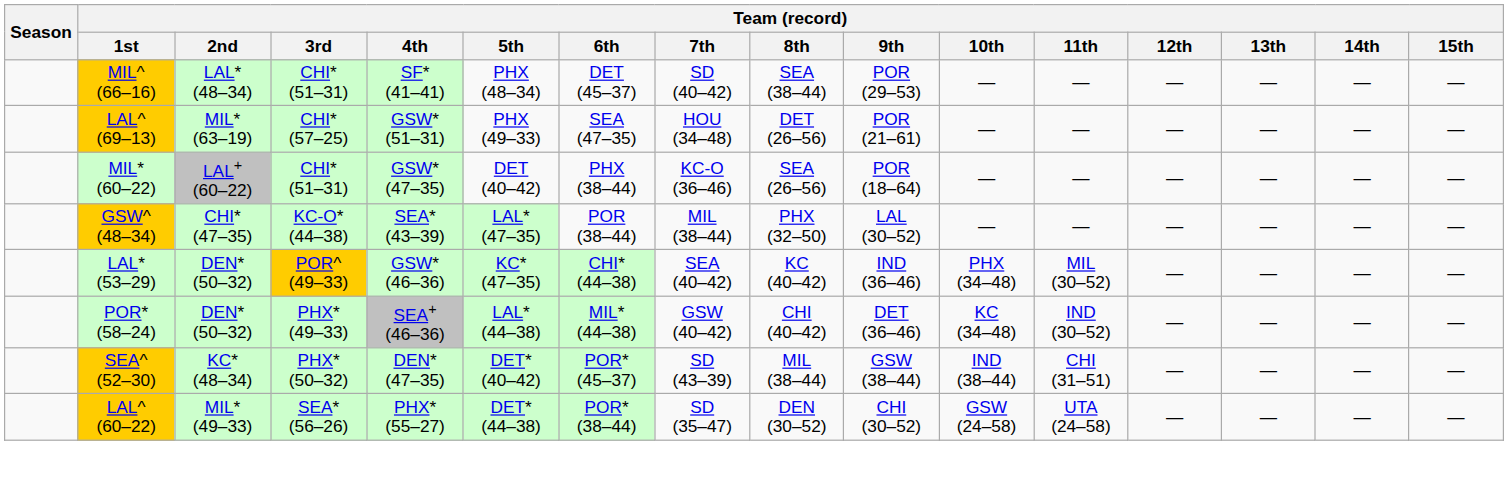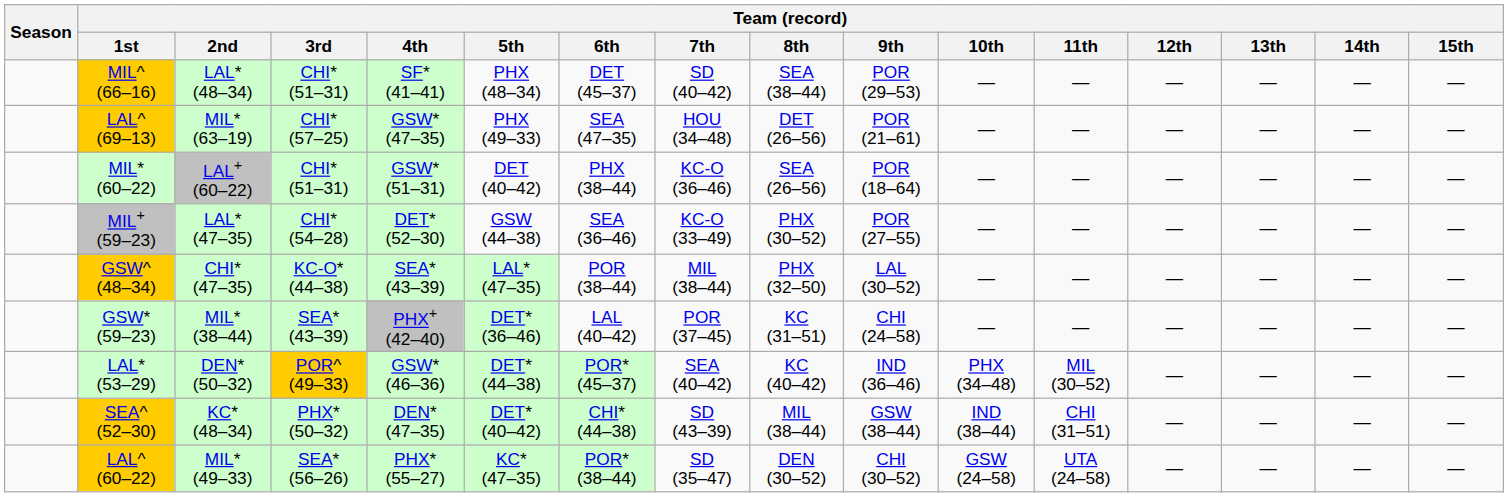(415, 129) GSW* (51–31) -> (415, 129) GSW* (47–35)
(415, 178) GSW* (47–35) -> (415, 178) GSW* (51–31)
+ row: (126, 229)
+ row: (126, 327)
(511, 273) KC* (47–35) -> (511, 376) DET* (44–38)
(607, 273) CHI* (44–38) -> (607, 376) POR* (45–37)
- row: (126, 322)
(607, 371) POR* (45–37) -> (607, 422) CHI* (44–38)
(511, 417) DET* (44–38) -> (511, 469) KC* (47–35)
